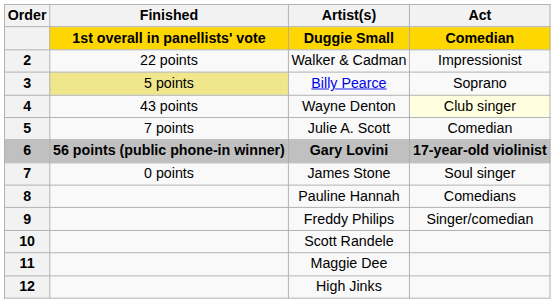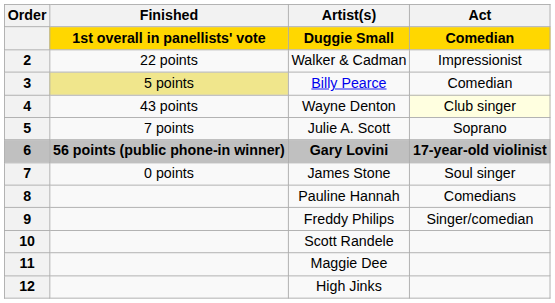(480, 83) Soprano -> (480, 83) Comedian
(480, 128) Comedian -> (480, 128) Soprano
